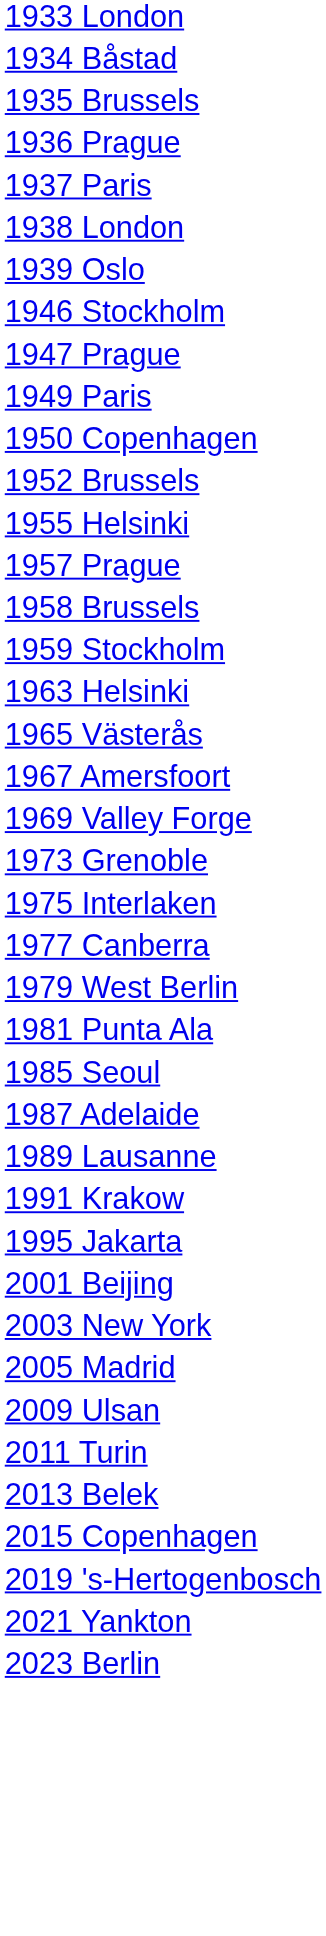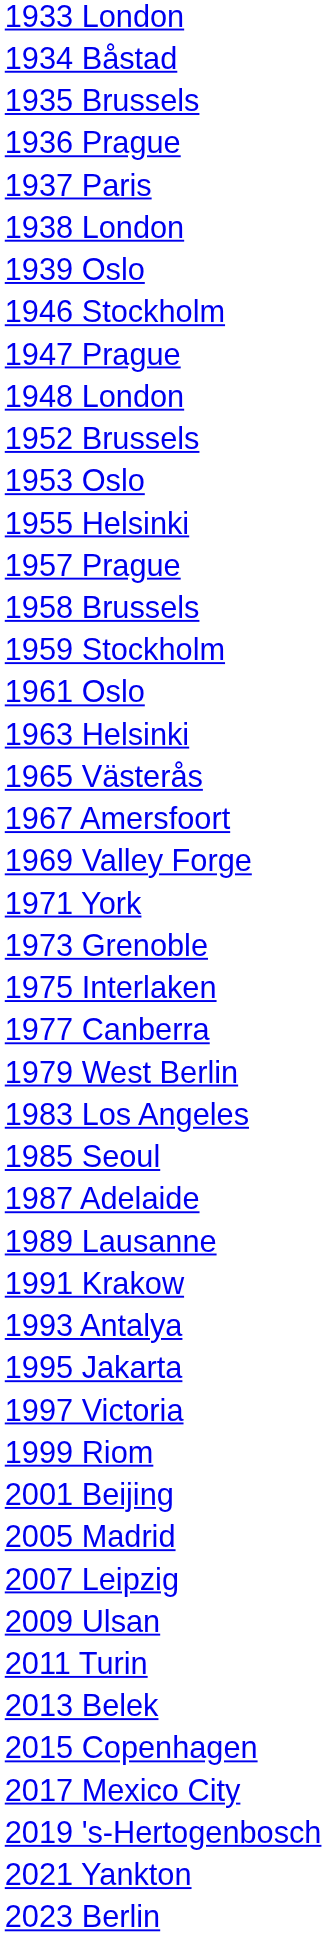+ row: (94, 396)
- row: (78, 396)
- row: (131, 438)
+ row: (75, 481)
+ row: (75, 692)
+ row: (73, 903)
- row: (109, 1030)
+ row: (127, 1114)
+ row: (94, 1326)
+ row: (94, 1410)
+ row: (79, 1452)
- row: (108, 1326)
+ row: (92, 1579)
+ row: (123, 1790)
